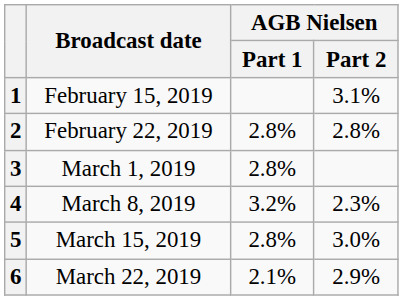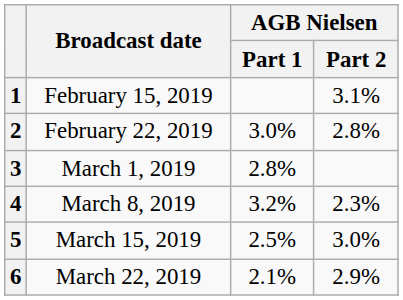(272, 131) 2.8% -> (272, 131) 3.0%
(272, 240) 2.8% -> (272, 240) 2.5%
